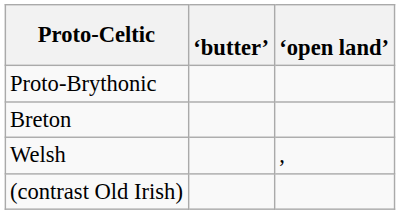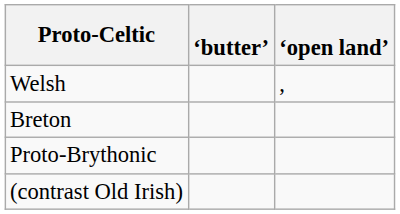rows swapped: (83, 83) <-> (38, 155)
